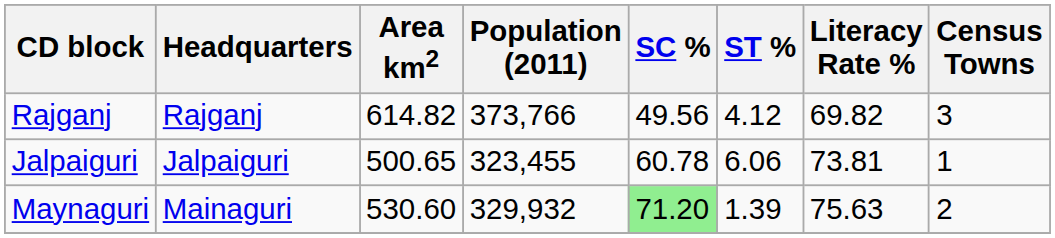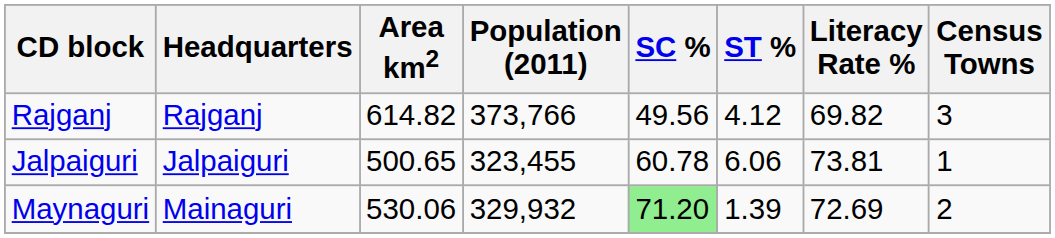(411, 208) 530.60 -> (411, 208) 530.06
(847, 208) 75.63 -> (847, 208) 72.69
